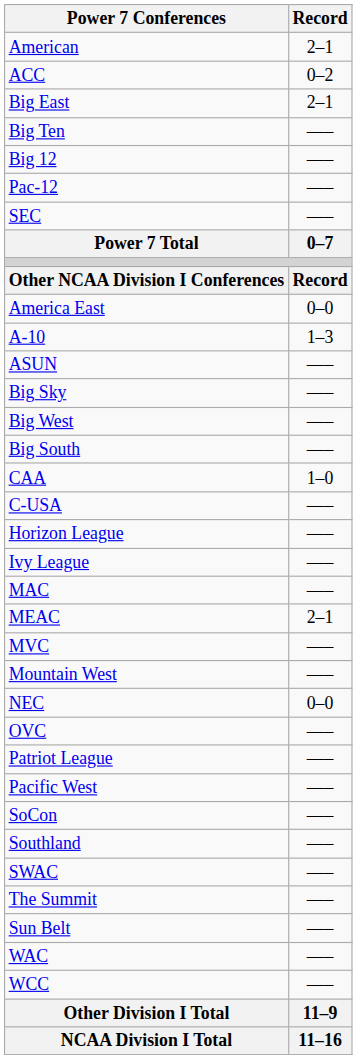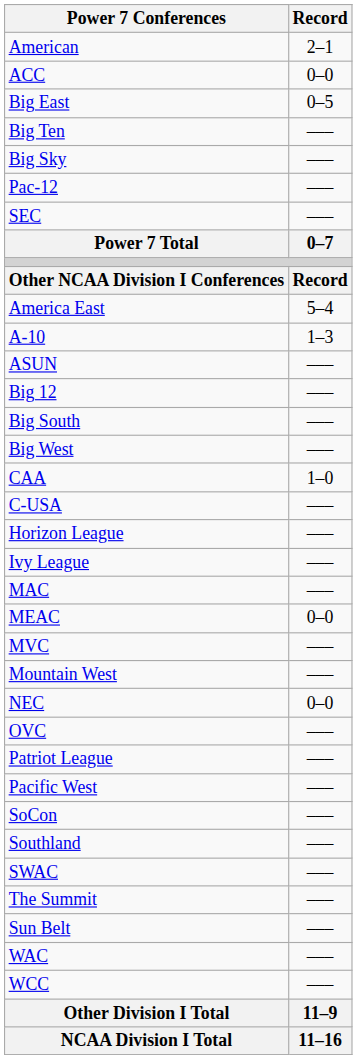(320, 74) 0–2 -> (320, 74) 0–0
(320, 103) 2–1 -> (320, 103) 0–5
rows swapped: (33, 159) <-> (38, 392)
(320, 308) 0–0 -> (320, 308) 5–4
rows swapped: (44, 449) <-> (41, 421)
(320, 618) 2–1 -> (320, 618) 0–0
